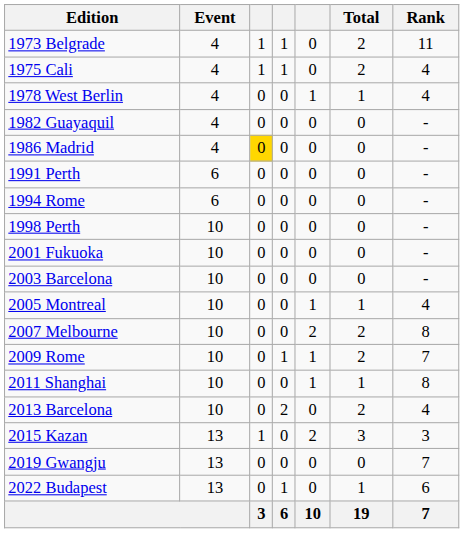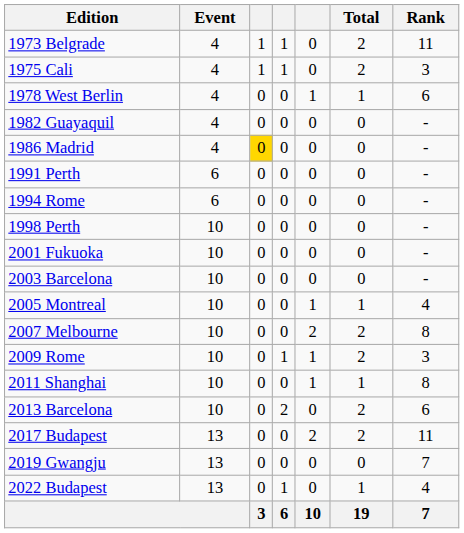(426, 69) 4 -> (426, 69) 3
(426, 95) 4 -> (426, 95) 6
(426, 357) 7 -> (426, 357) 3
(426, 409) 4 -> (426, 409) 6
- row: (48, 435)
+ row: (58, 435)
(426, 488) 6 -> (426, 488) 4
